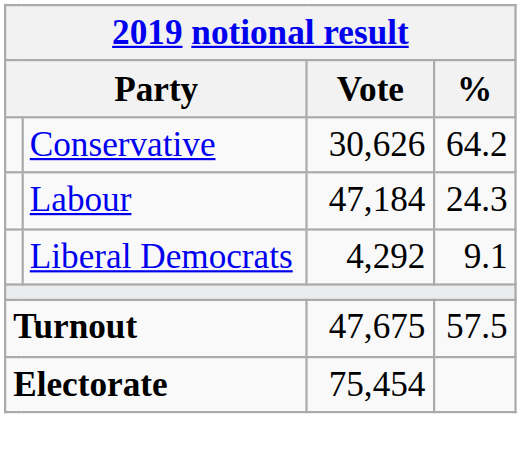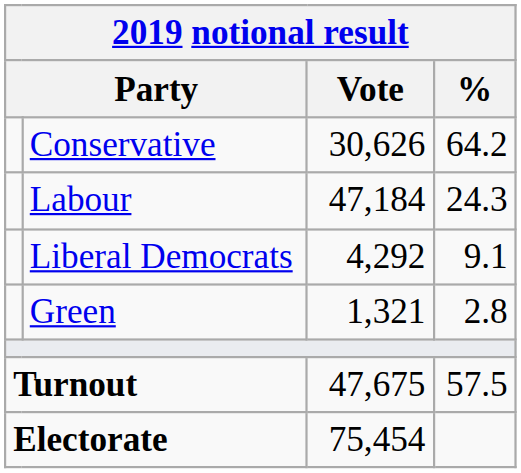+ row: (73, 311)
